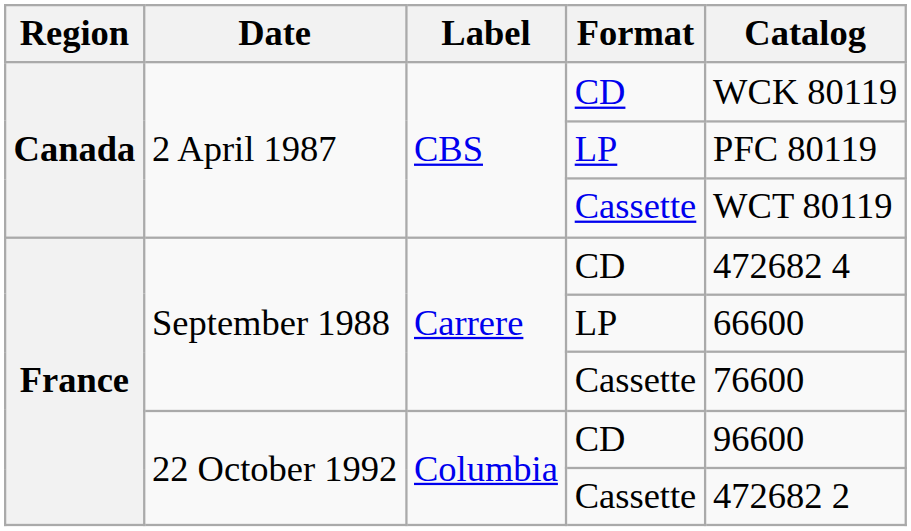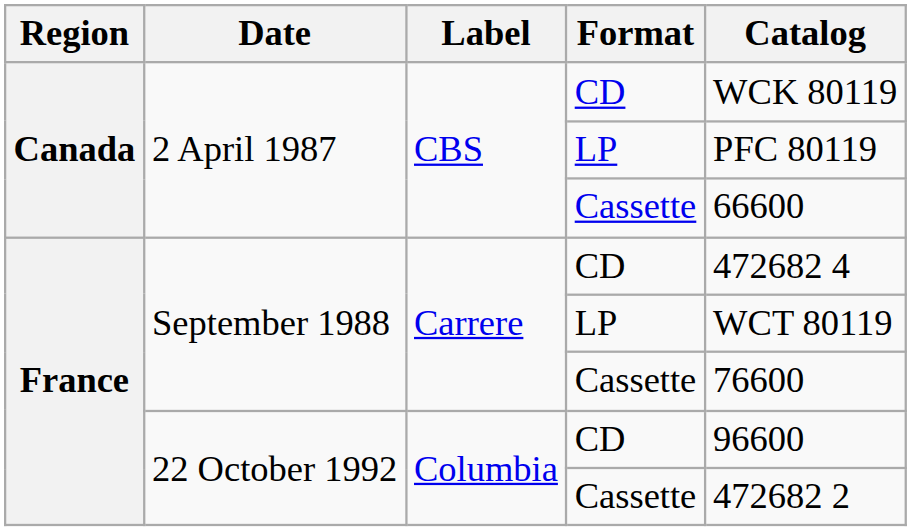(803, 206) WCT 80119 -> (759, 206) 66600
(759, 322) 66600 -> (803, 322) WCT 80119
